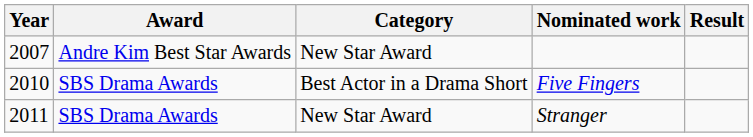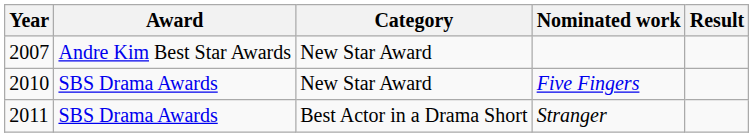(414, 83) Best Actor in a Drama Short -> (366, 83) New Star Award
(366, 115) New Star Award -> (414, 115) Best Actor in a Drama Short
